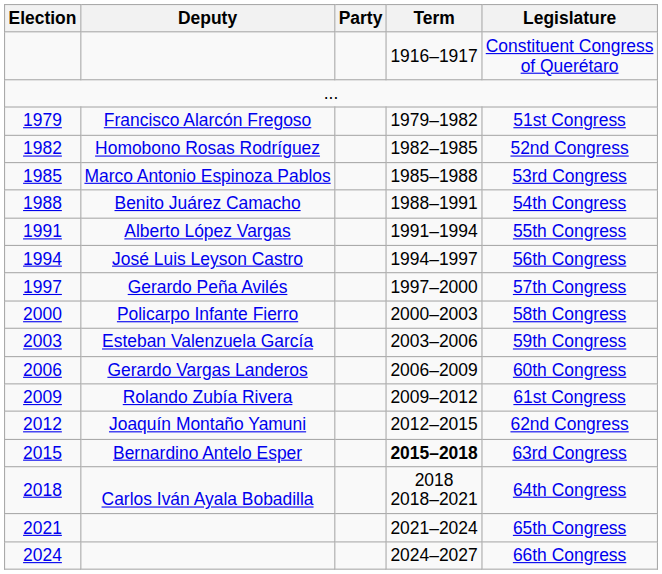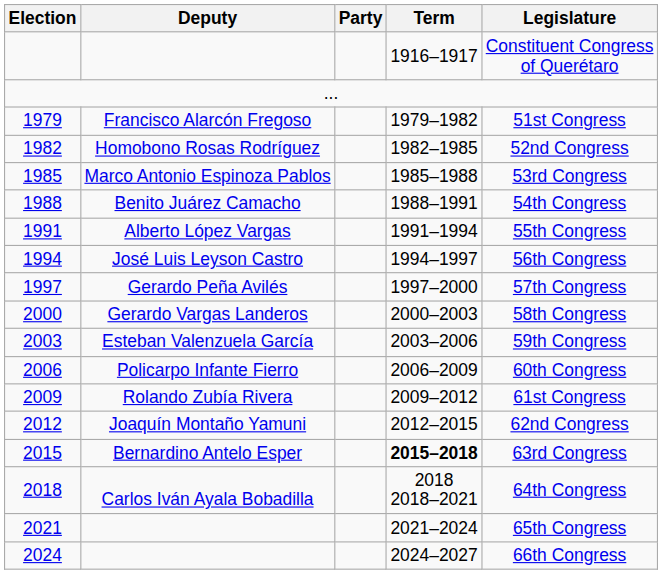(208, 314) Policarpo Infante Fierro -> (208, 314) Gerardo Vargas Landeros
(208, 369) Gerardo Vargas Landeros -> (208, 369) Policarpo Infante Fierro
